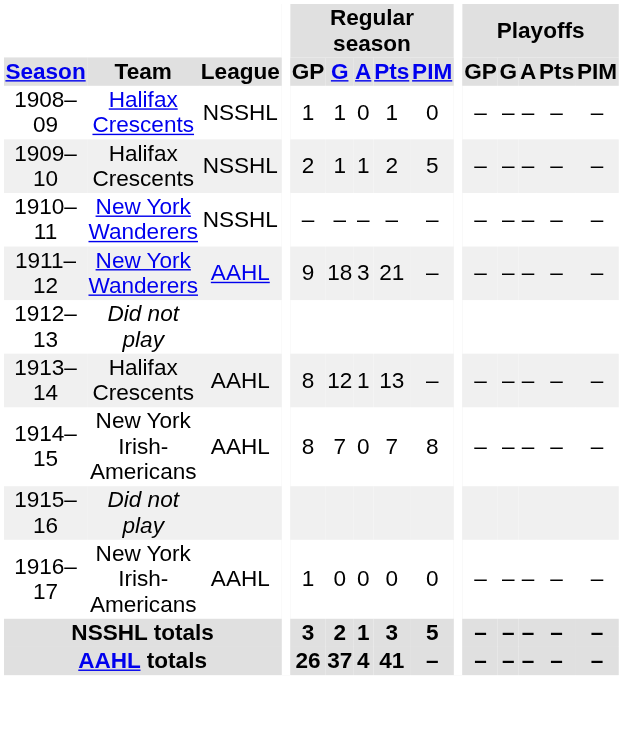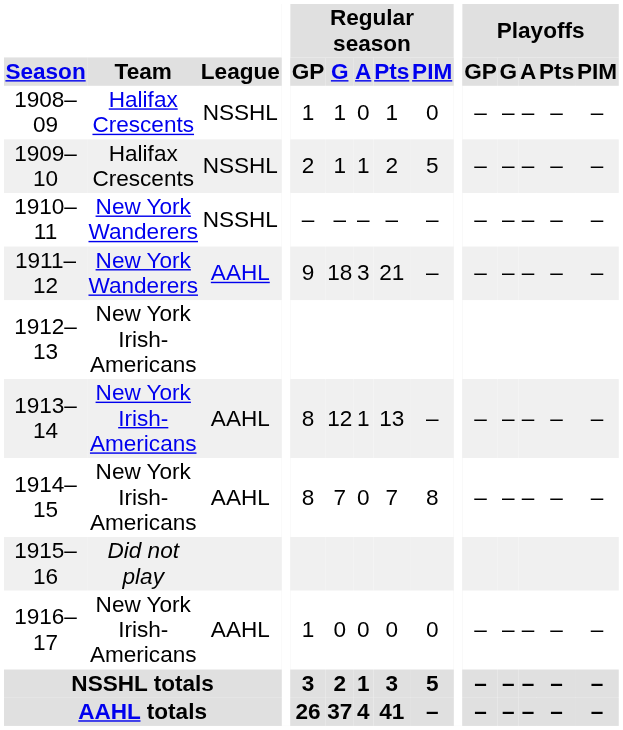(143, 326) Did not play -> (143, 339) New York Irish-Americans
(143, 380) Halifax Crescents -> (143, 418) New York Irish-Americans
